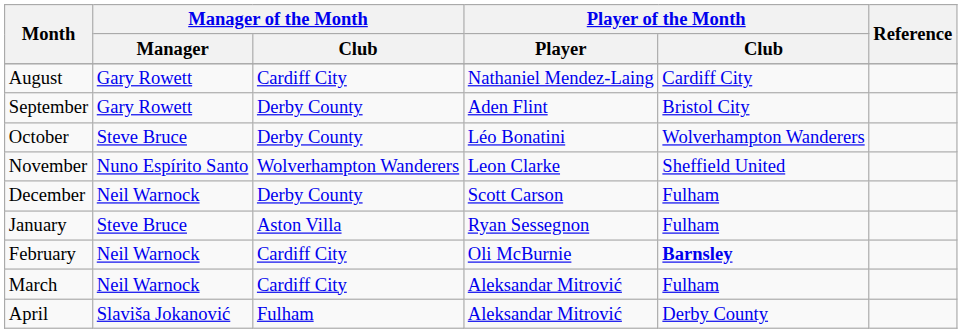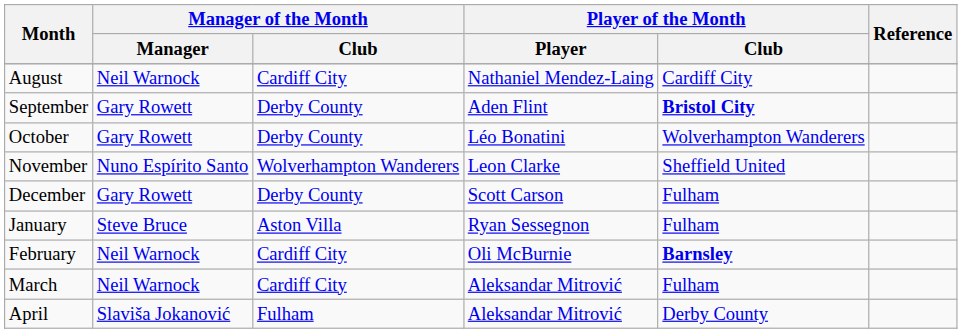(144, 78) Gary Rowett -> (148, 78) Neil Warnock
(706, 107) normal -> (709, 107) bold
(142, 136) Steve Bruce -> (144, 136) Gary Rowett
(148, 195) Neil Warnock -> (144, 195) Gary Rowett
